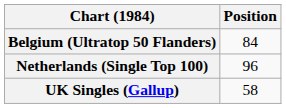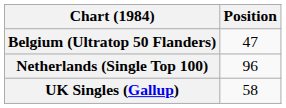(250, 41) 84 -> (250, 41) 47
